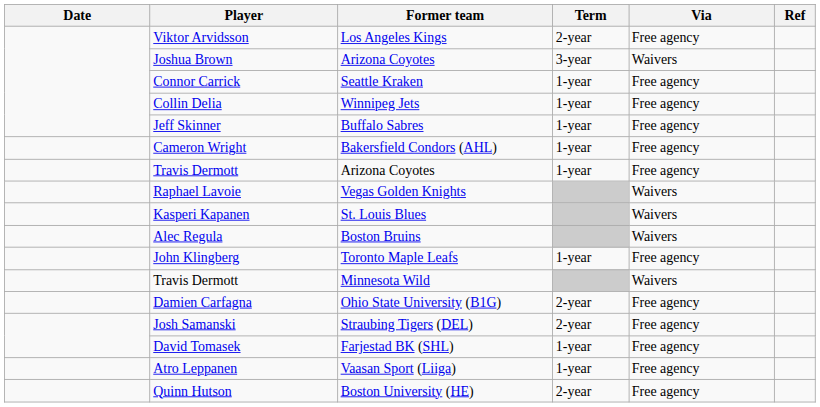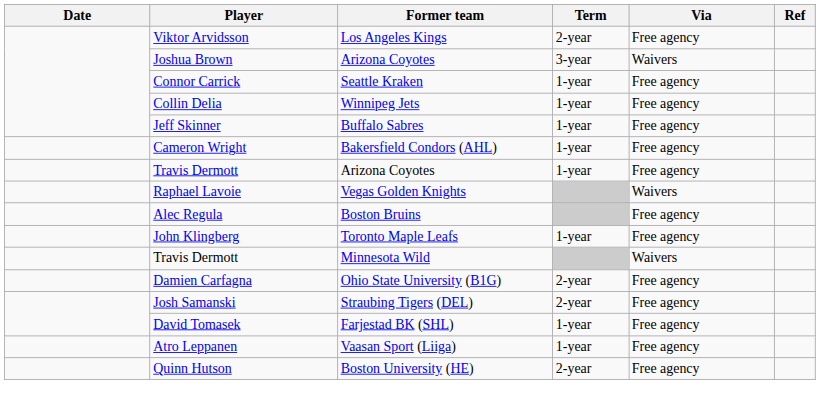- row: (201, 214)
(655, 236) Waivers -> (666, 214) Free agency
